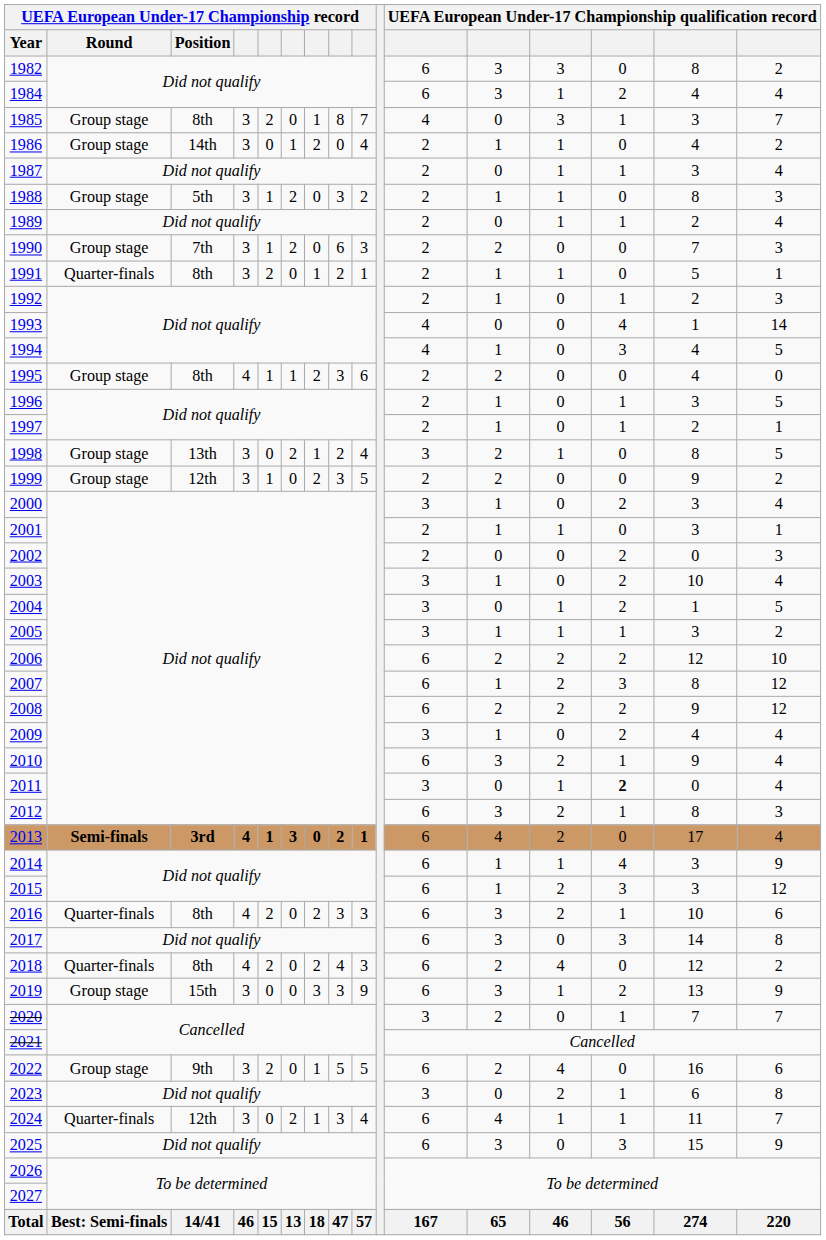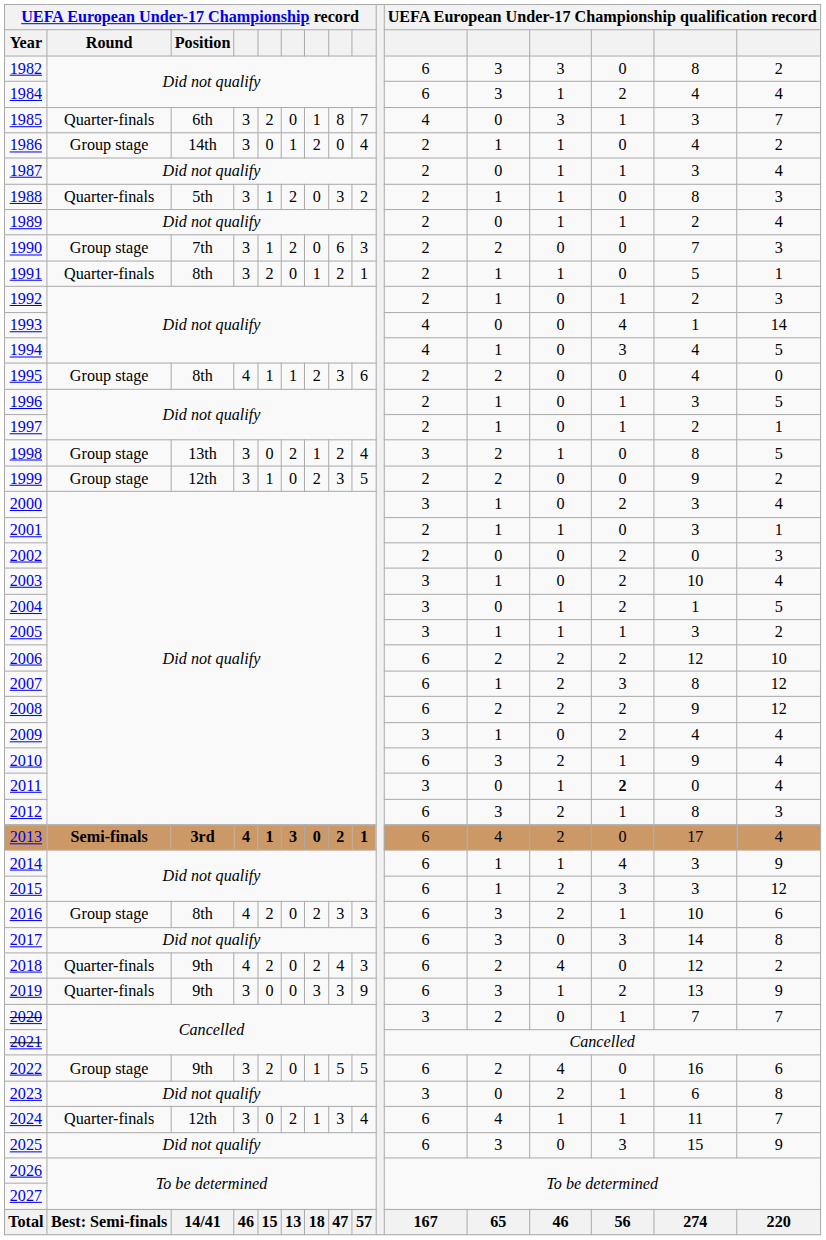(109, 119) Group stage -> (109, 119) Quarter-finals
(203, 119) 8th -> (203, 119) 6th
(109, 196) Group stage -> (109, 196) Quarter-finals
(109, 914) Quarter-finals -> (109, 914) Group stage
(203, 965) 8th -> (203, 965) 9th
(109, 991) Group stage -> (109, 991) Quarter-finals
(203, 991) 15th -> (203, 991) 9th
